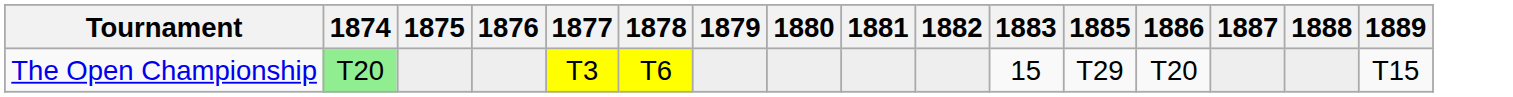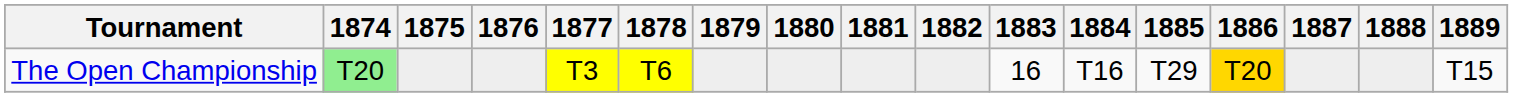+ column: (1100, 27)
(1026, 70) 15 -> (1026, 70) 16
(1174, 70) no background -> (1248, 70) gold background
